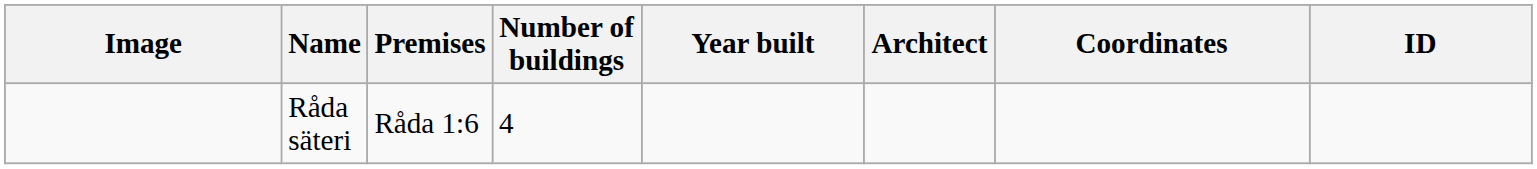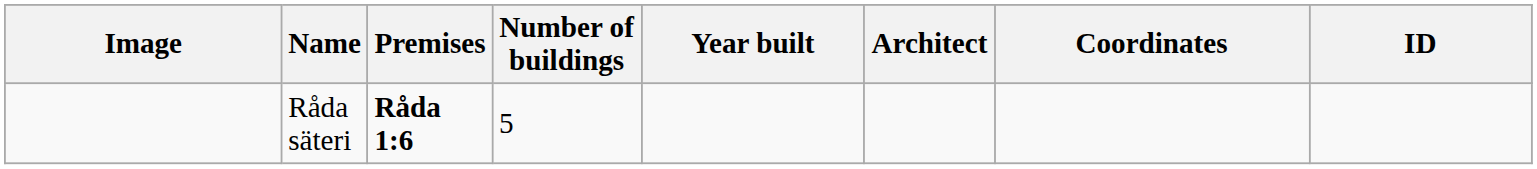(427, 122) normal -> (408, 122) bold
(506, 122) 4 -> (506, 122) 5
